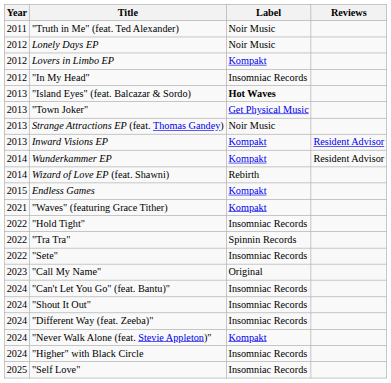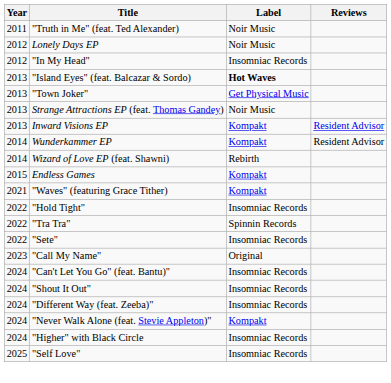- row: (73, 61)
